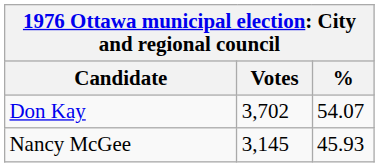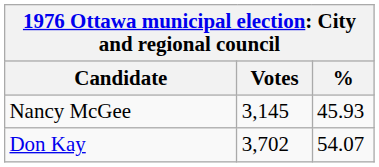rows swapped: (48, 111) <-> (70, 144)
